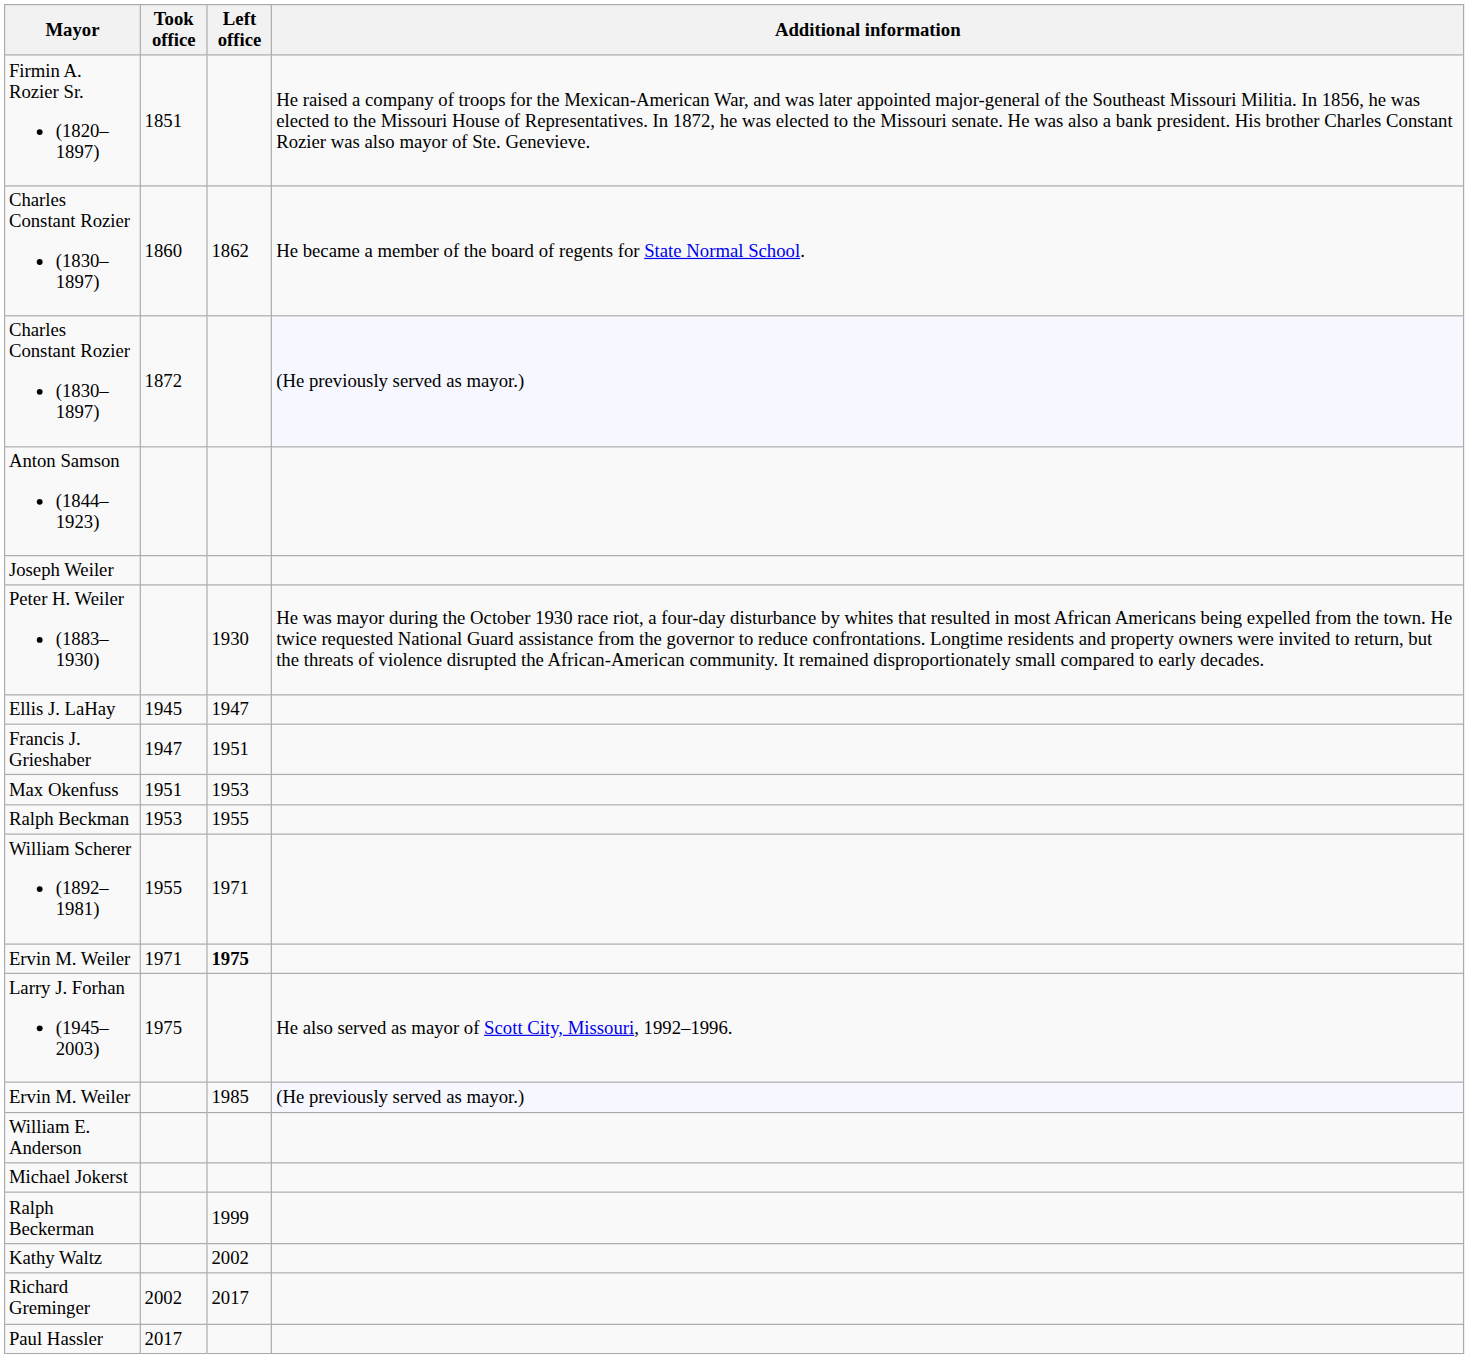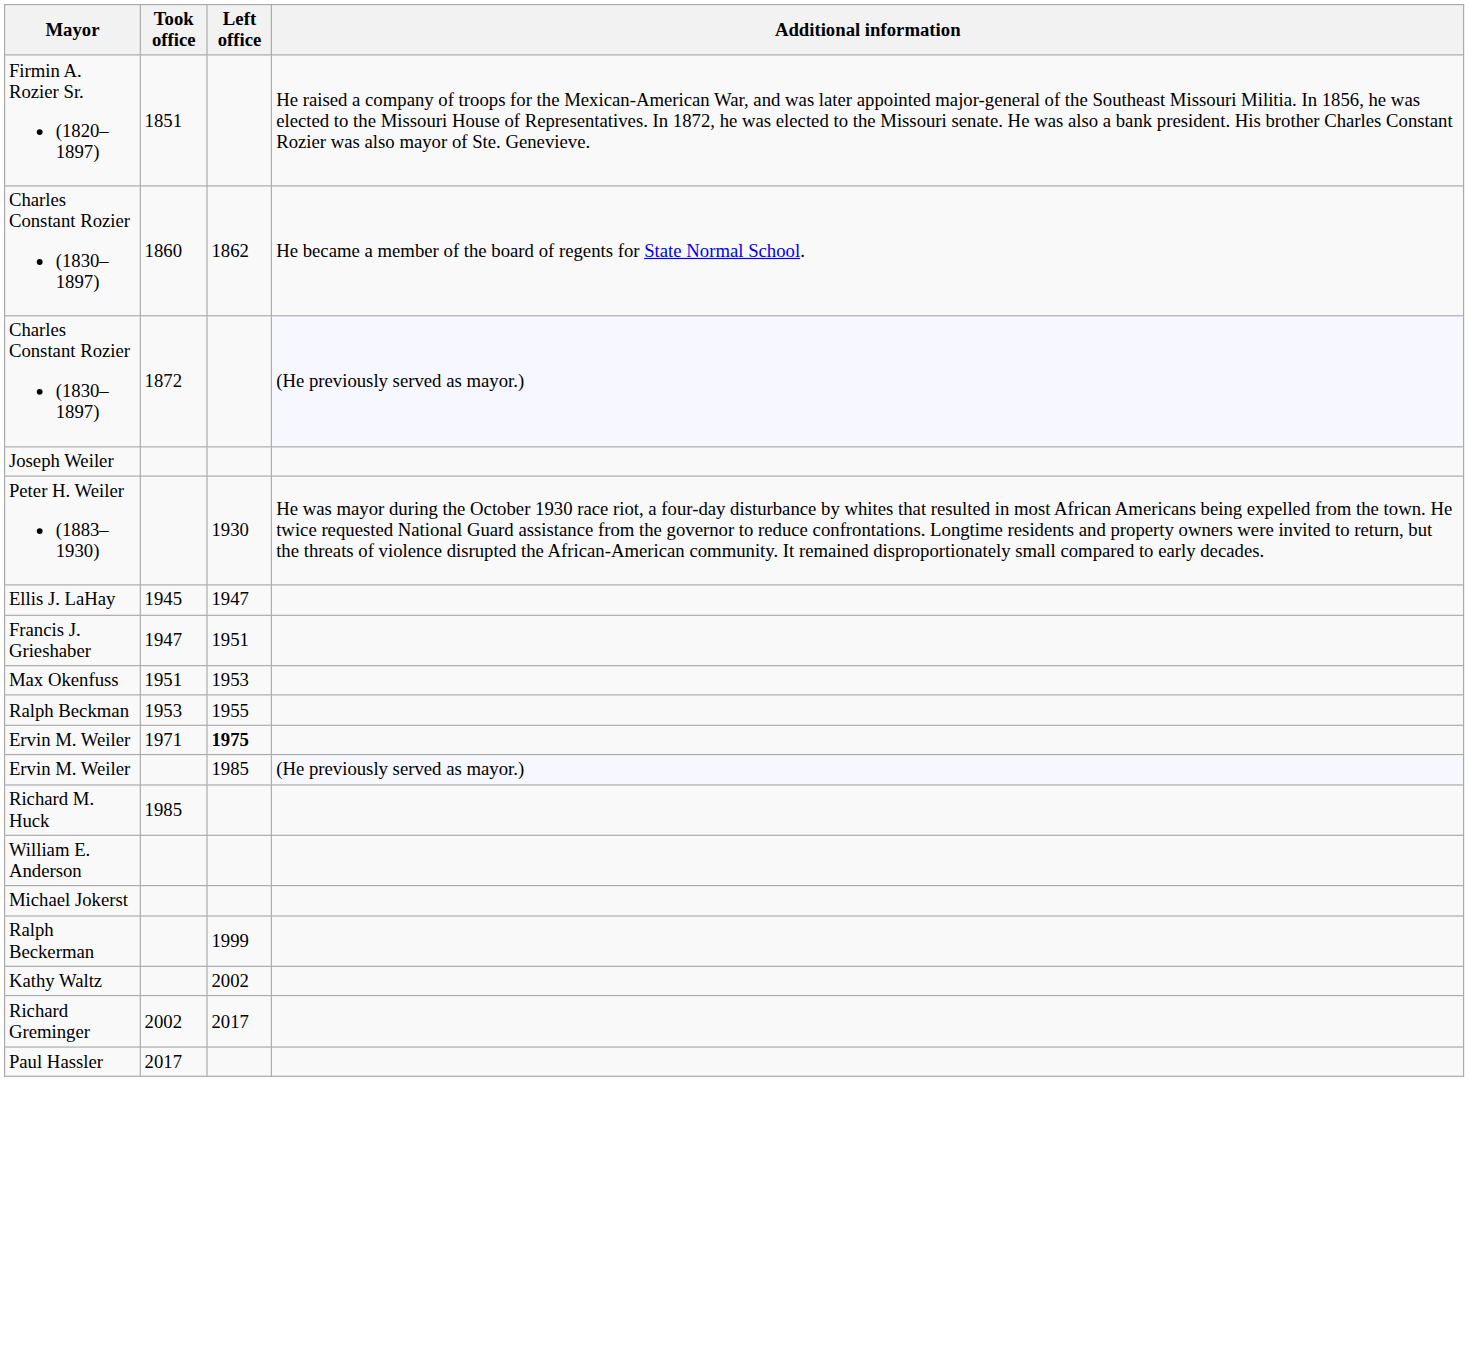- row: (72, 492)
- row: (72, 880)
- row: (72, 1018)
+ row: (52, 809)
